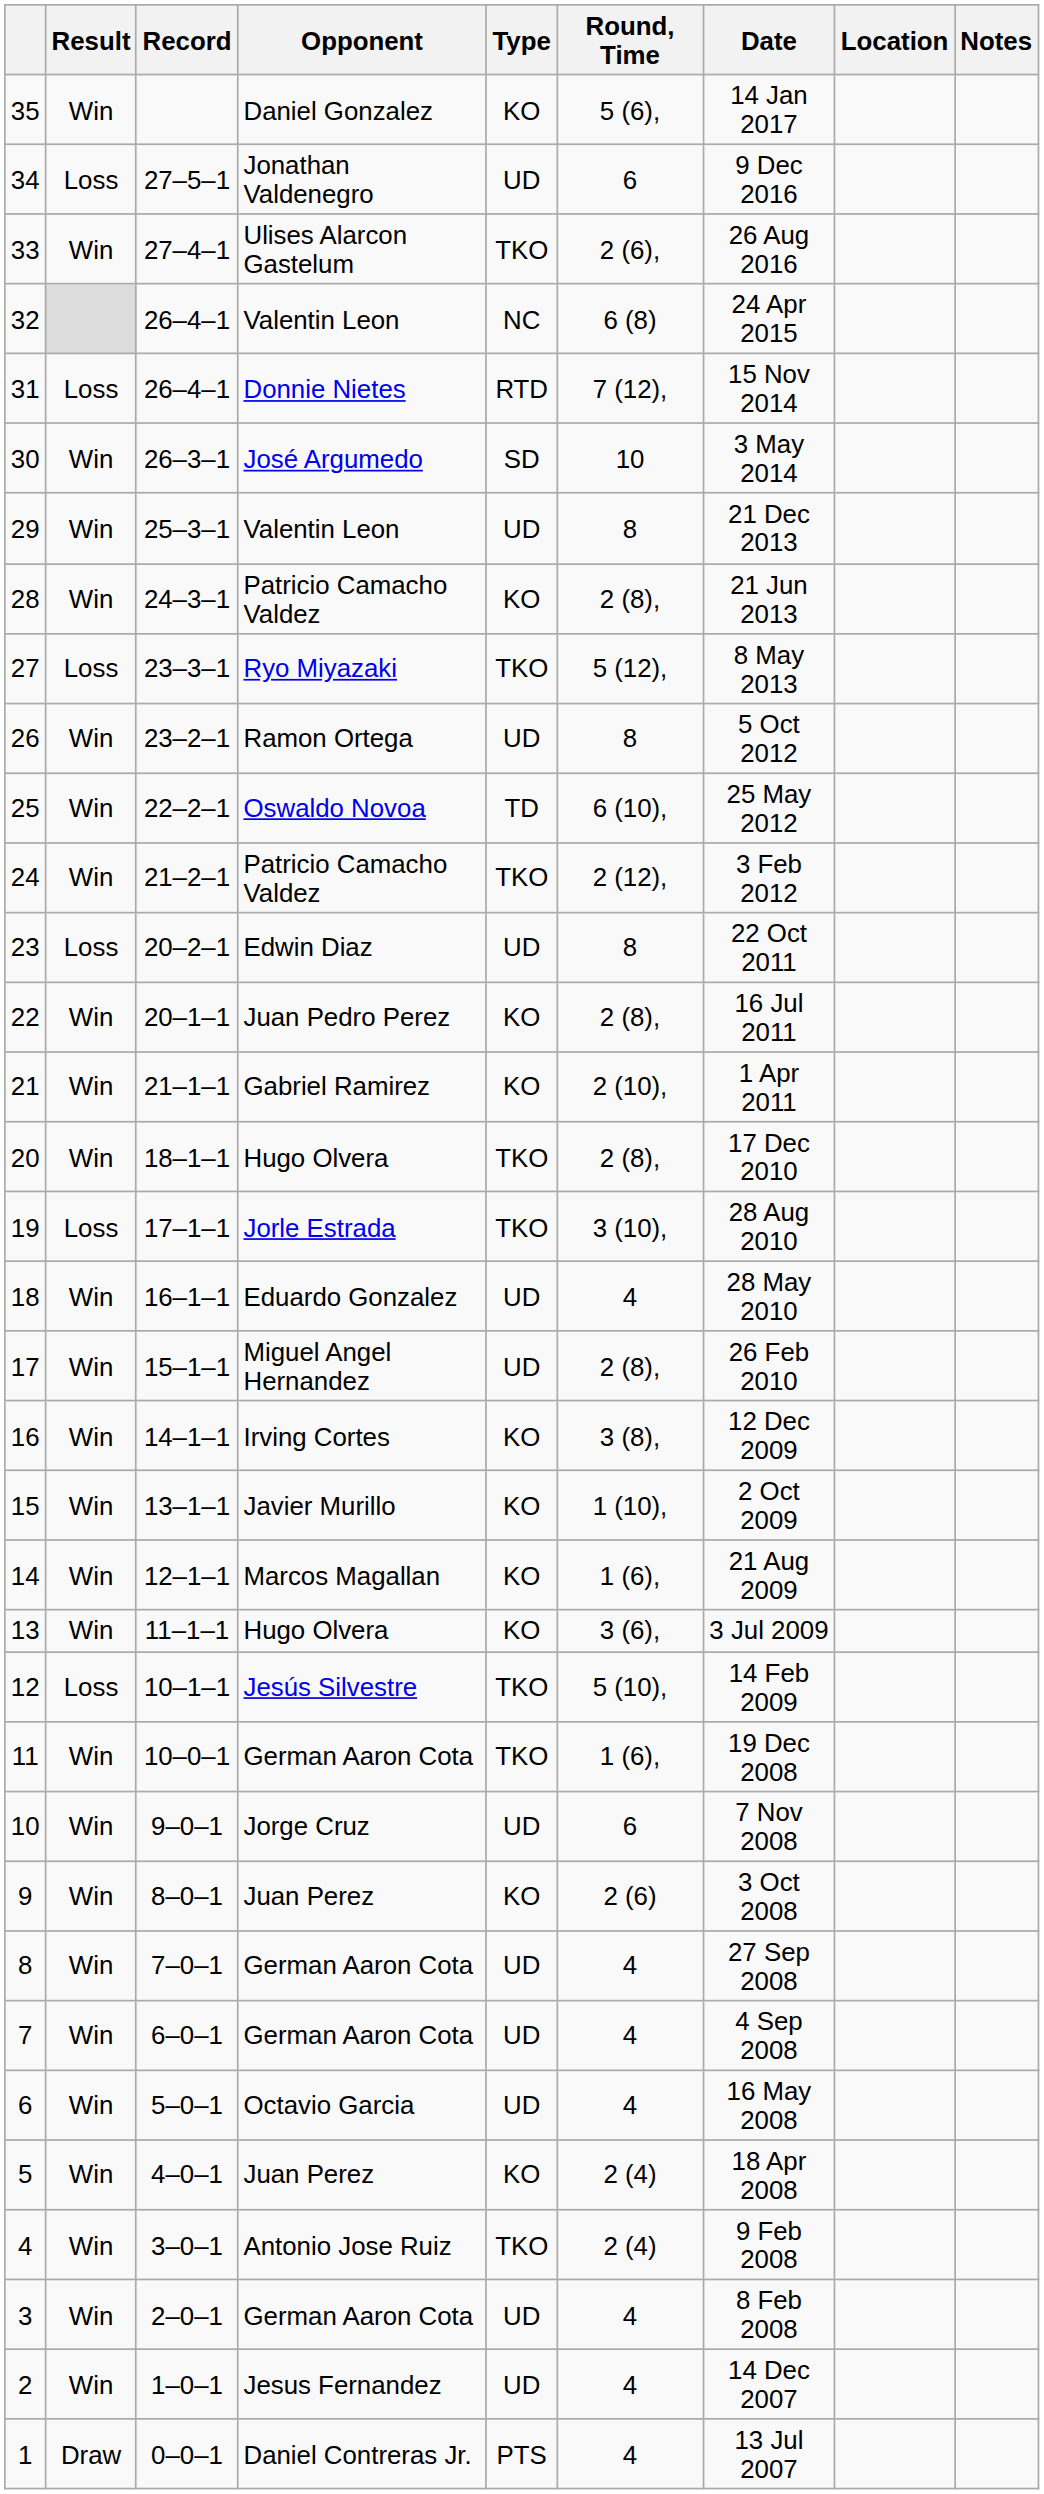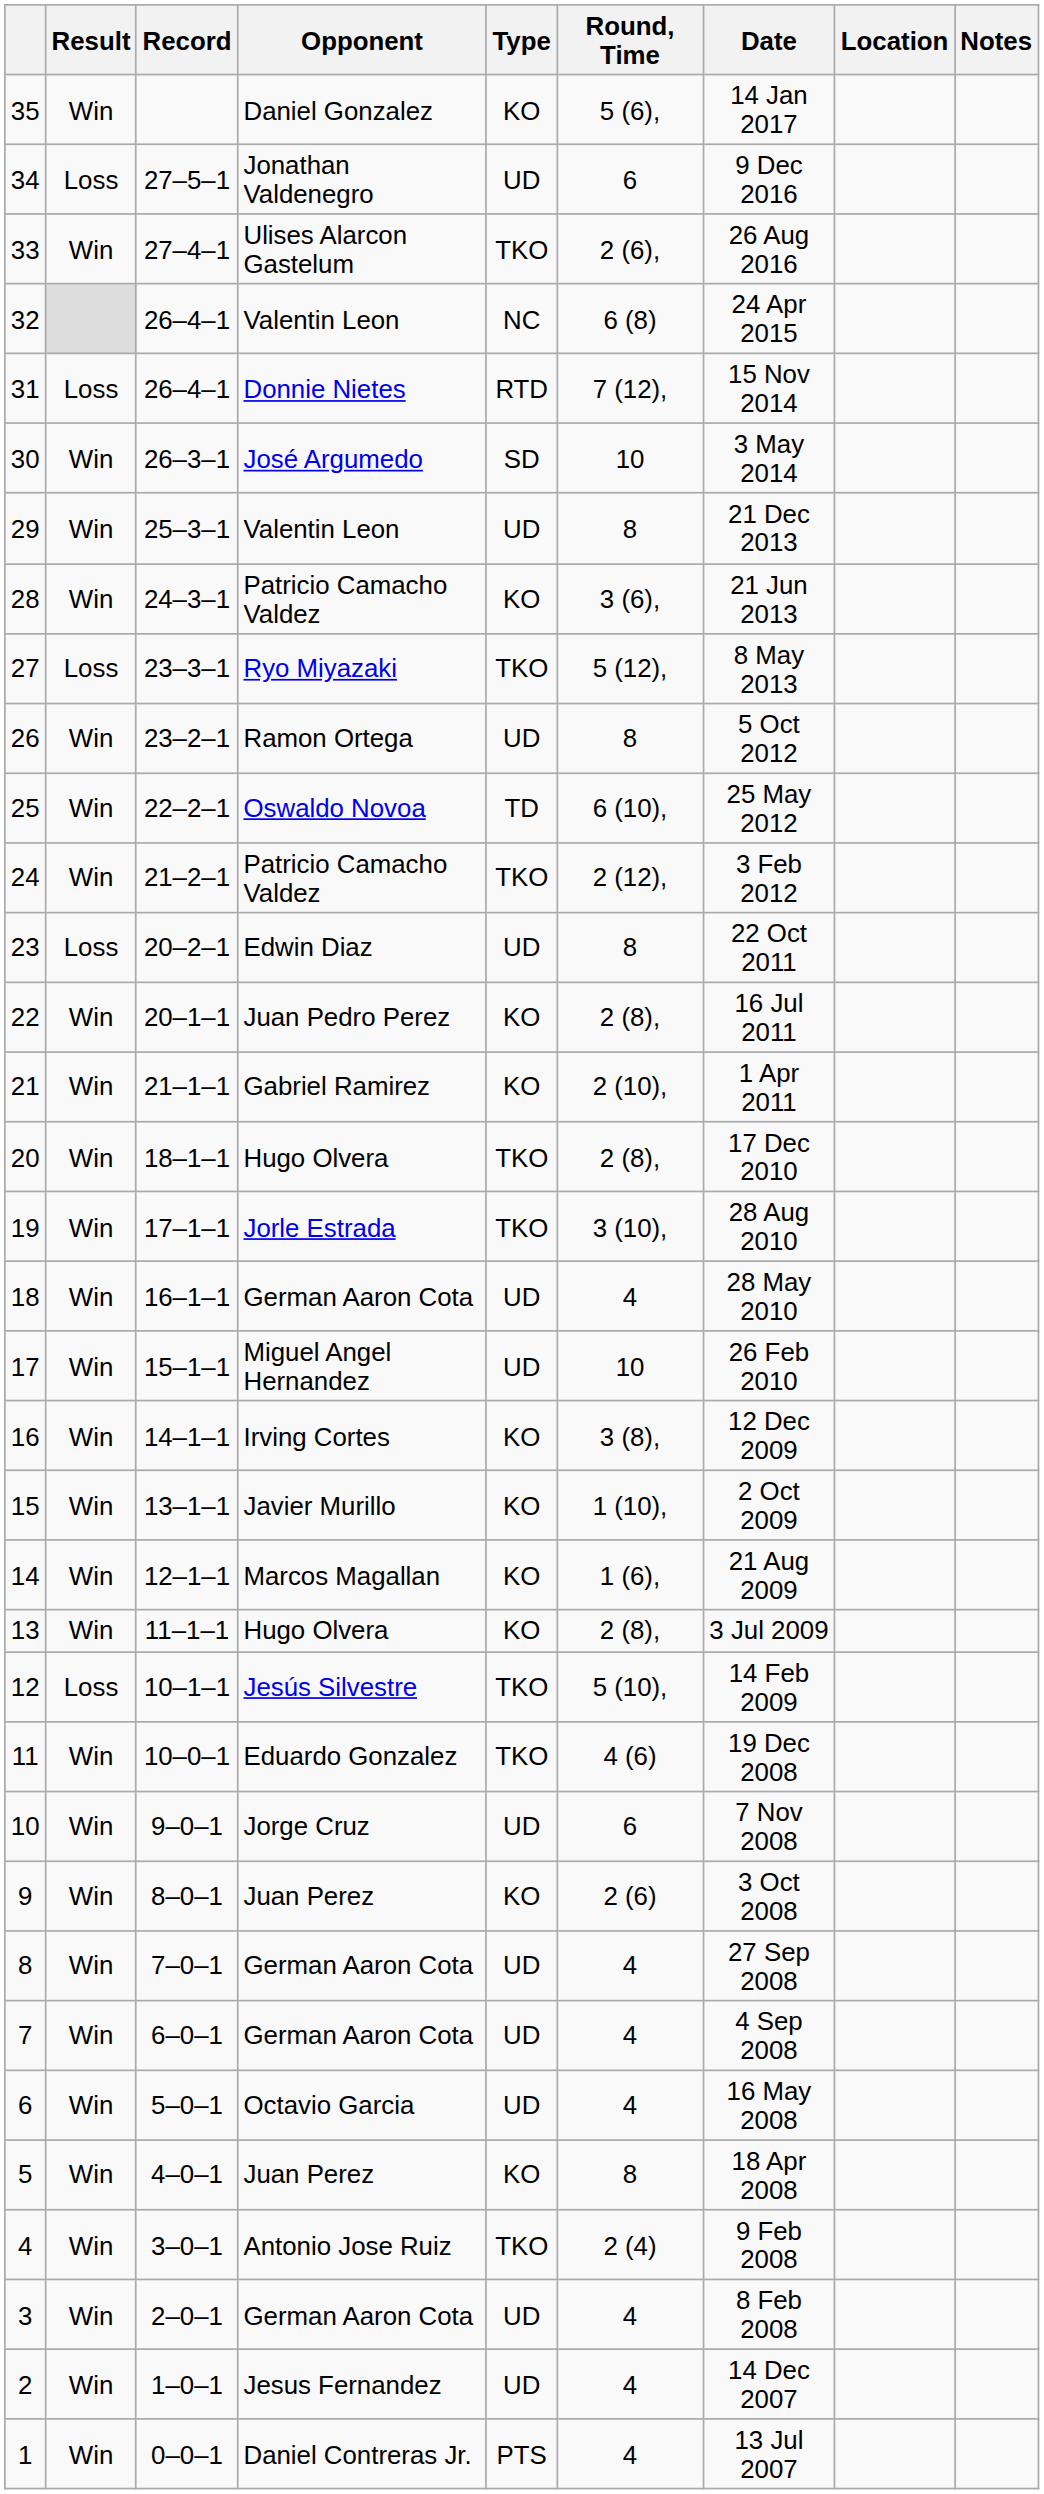(630, 598) 2 (8), -> (630, 598) 3 (6),
(91, 1227) Loss -> (91, 1227) Win
(350, 1296) Eduardo Gonzalez -> (358, 1296) German Aaron Cota
(630, 1366) 2 (8), -> (630, 1366) 10
(630, 1631) 3 (6), -> (630, 1631) 2 (8),
(358, 1756) German Aaron Cota -> (350, 1756) Eduardo Gonzalez
(630, 1756) 1 (6), -> (630, 1756) 4 (6)
(630, 2175) 2 (4) -> (630, 2175) 8
(91, 2454) Draw -> (91, 2454) Win
